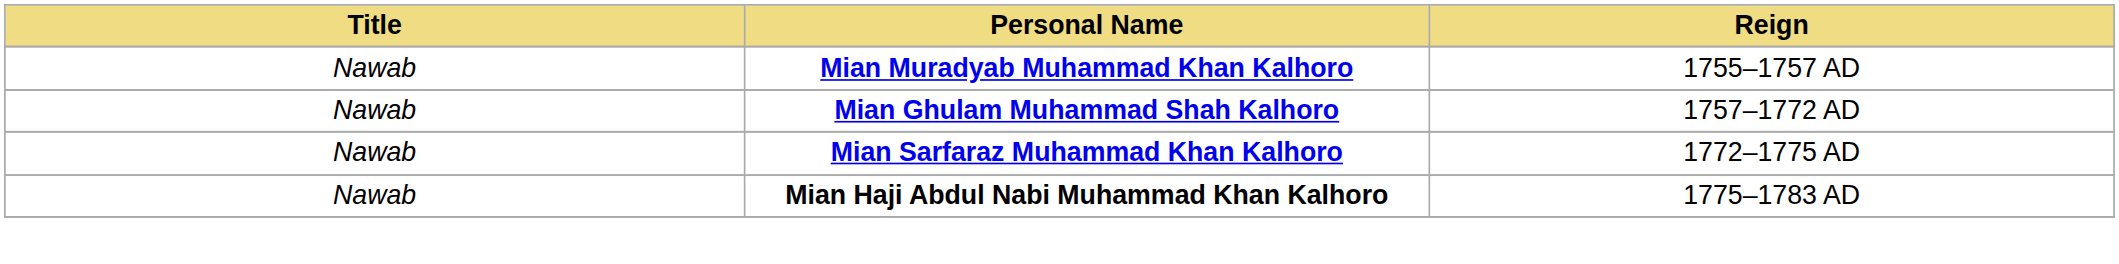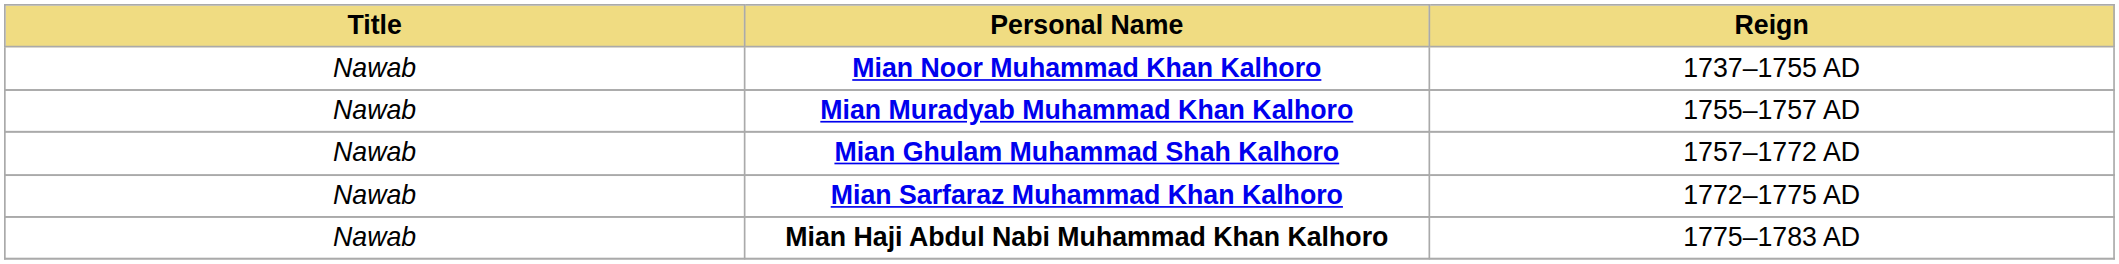+ row: (1087, 68)
